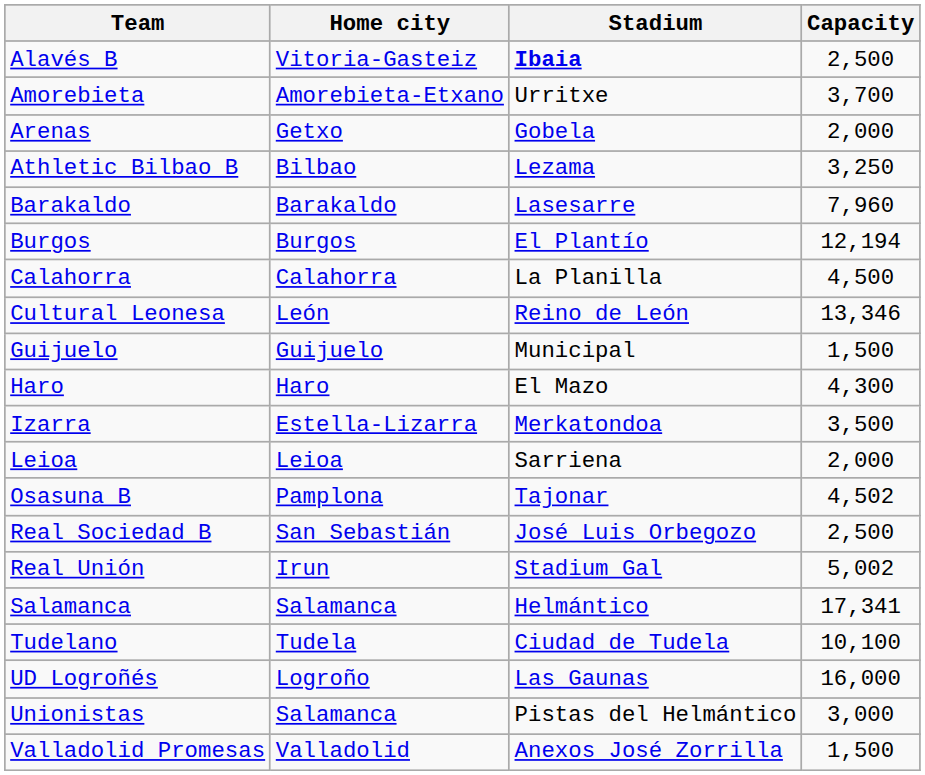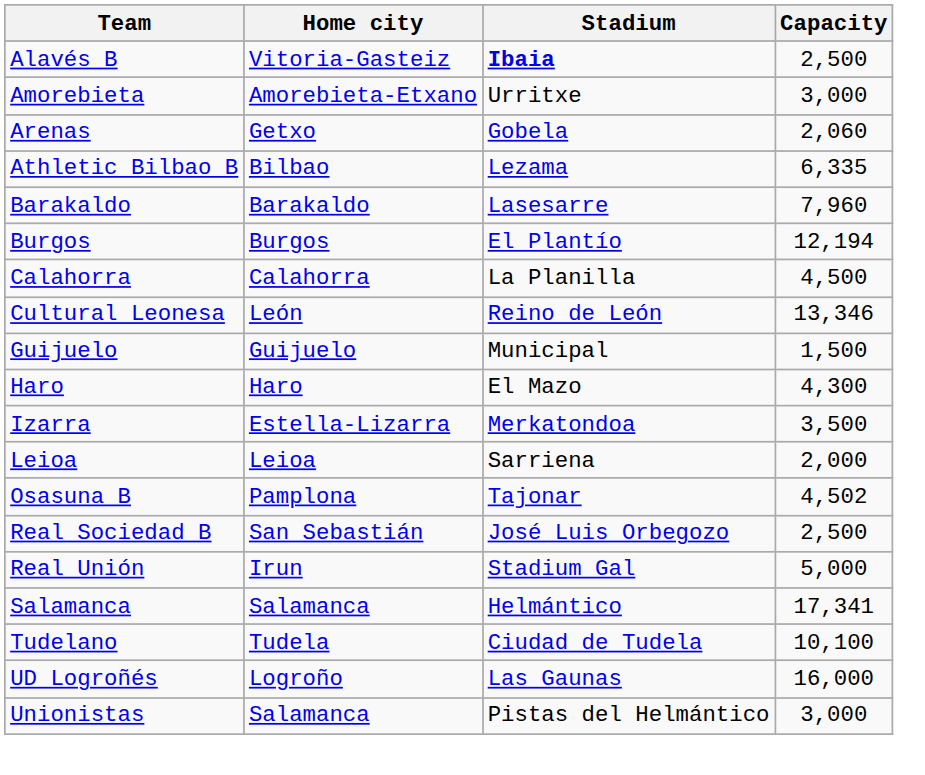(861, 96) 3,700 -> (834, 96) 3,000
(861, 132) 2,000 -> (834, 132) 2,060
(861, 169) 3,250 -> (834, 169) 6,335
(861, 570) 5,002 -> (834, 570) 5,000
- row: (138, 752)
